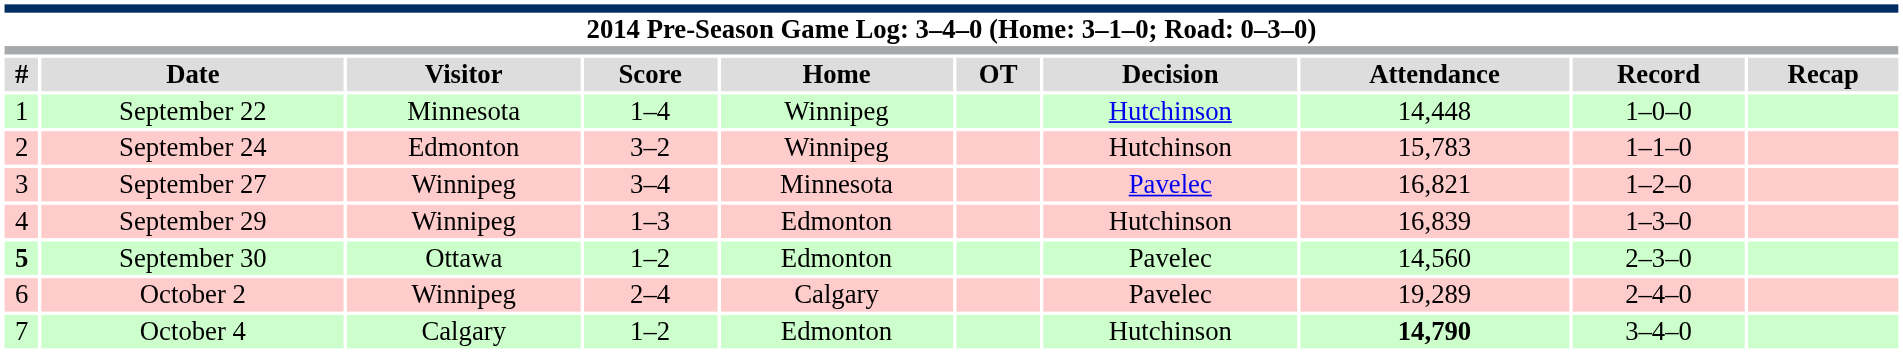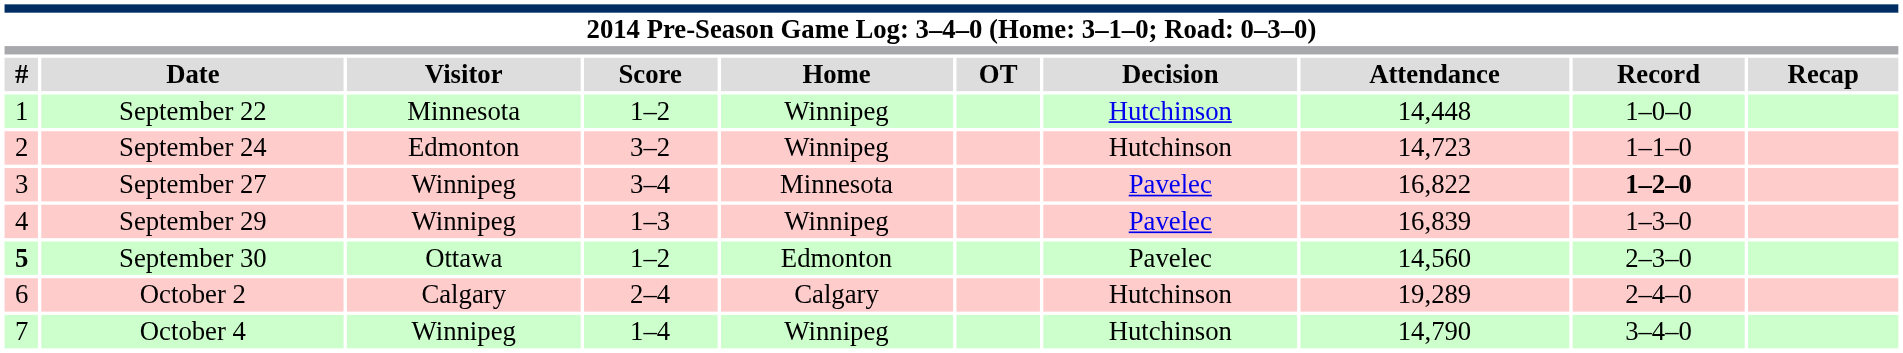(650, 110) 1–4 -> (650, 110) 1–2
(1434, 147) 15,783 -> (1434, 147) 14,723
(1434, 184) 16,821 -> (1434, 184) 16,822
(1659, 184) normal -> (1659, 184) bold
(837, 221) Edmonton -> (837, 221) Winnipeg
(1170, 221) Hutchinson -> (1170, 221) Pavelec
(464, 294) Winnipeg -> (464, 294) Calgary
(1170, 294) Pavelec -> (1170, 294) Hutchinson
(464, 331) Calgary -> (464, 331) Winnipeg
(650, 331) 1–2 -> (650, 331) 1–4
(837, 331) Edmonton -> (837, 331) Winnipeg
(1434, 331) bold -> (1434, 331) normal
